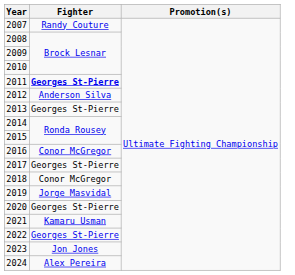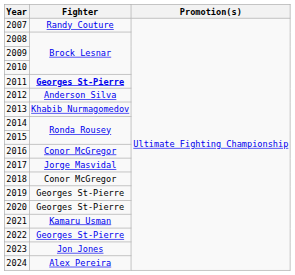(75, 109) Georges St-Pierre -> (80, 109) Khabib Nurmagomedov
(75, 165) Georges St-Pierre -> (80, 165) Jorge Masvidal
(75, 193) Jorge Masvidal -> (80, 193) Georges St-Pierre
